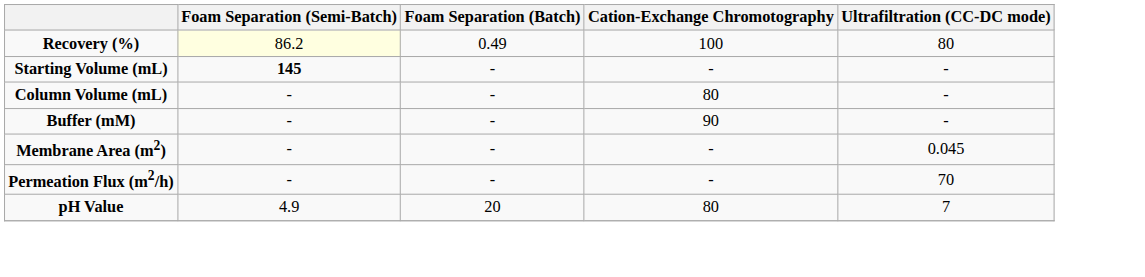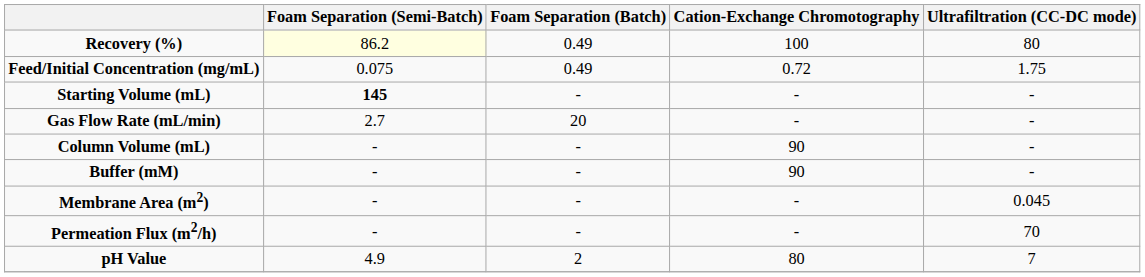+ row: (134, 69)
+ row: (134, 120)
(711, 95) 80 -> (797, 146) 90
(492, 207) 20 -> (578, 259) 2
